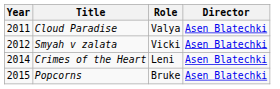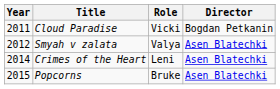(166, 28) Valya -> (166, 28) Vicki
(226, 28) Asen Blatechki -> (229, 28) Bogdan Petkanin
(166, 44) Vicki -> (166, 44) Valya
